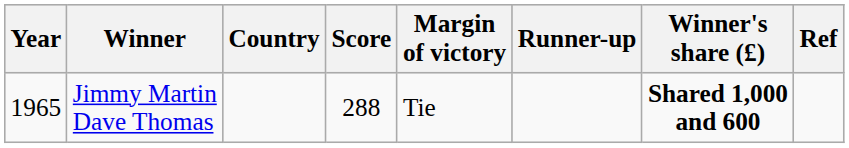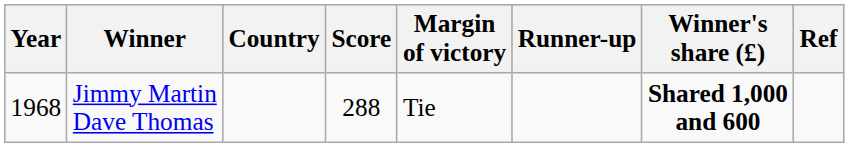(36, 107) 1965 -> (36, 107) 1968
